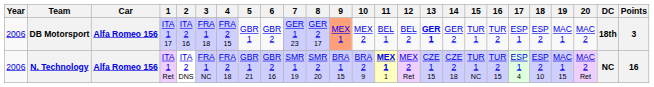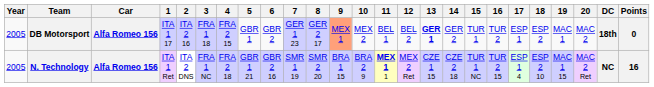(16, 34) 2006 -> (16, 34) 2005
(634, 34) 3 -> (634, 34) 0
(16, 66) 2006 -> (16, 66) 2005
